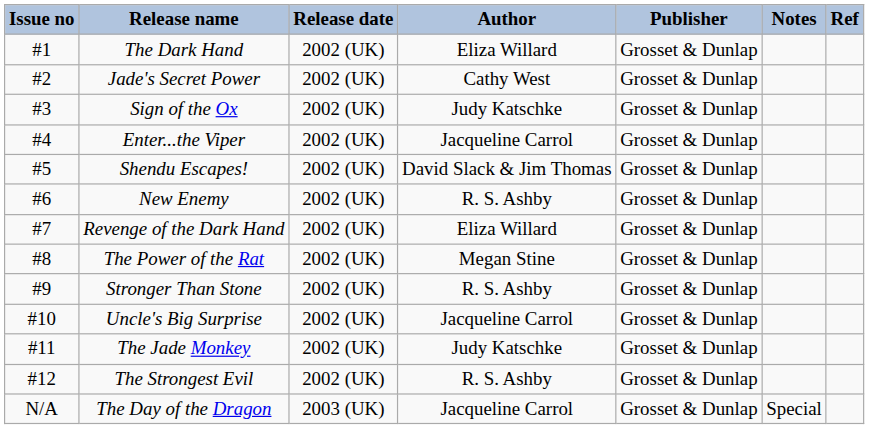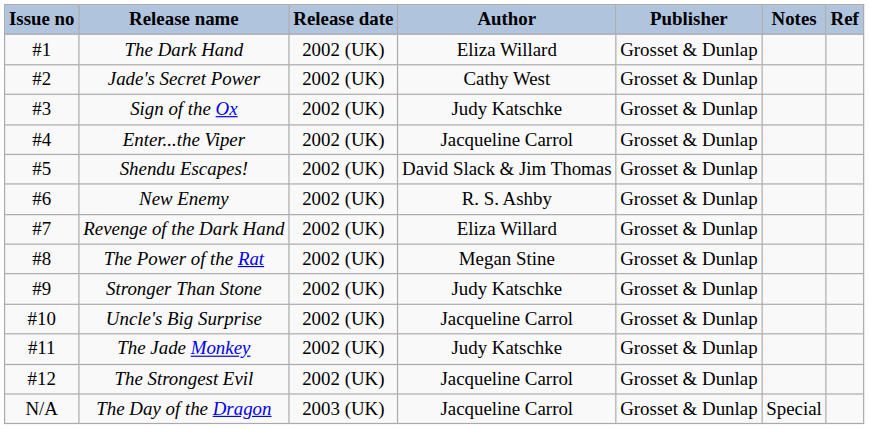(507, 288) R. S. Ashby -> (507, 288) Judy Katschke
(507, 378) R. S. Ashby -> (507, 378) Jacqueline Carrol
